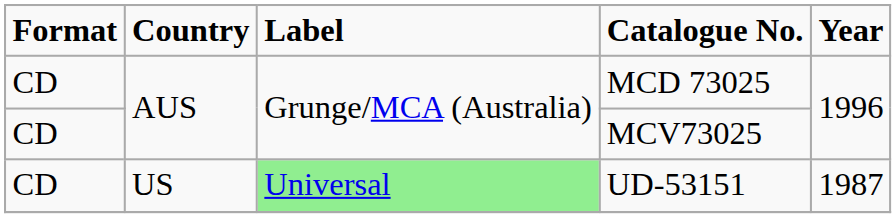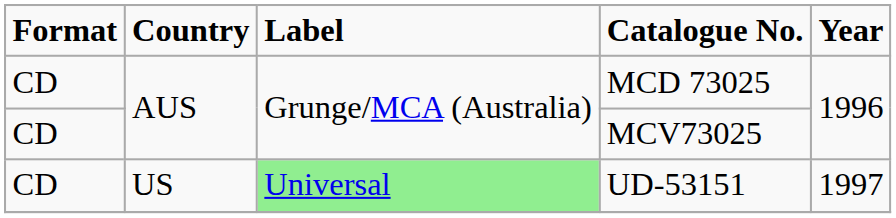(851, 184) 1987 -> (851, 184) 1997
